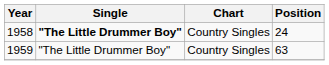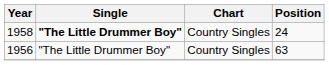(20, 50) 1959 -> (20, 50) 1956
